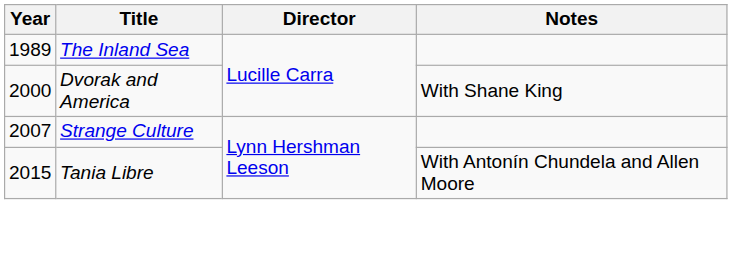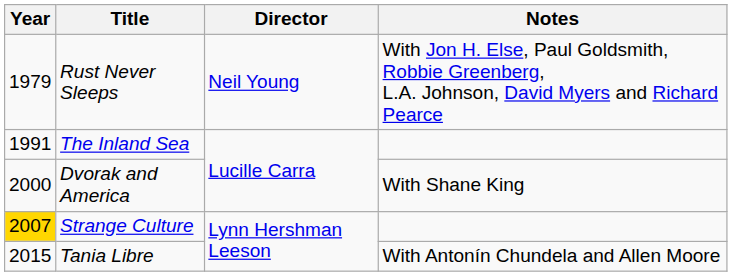+ row: (108, 81)
(30, 49) 1989 -> (30, 144) 1991
(30, 131) no background -> (30, 226) gold background
